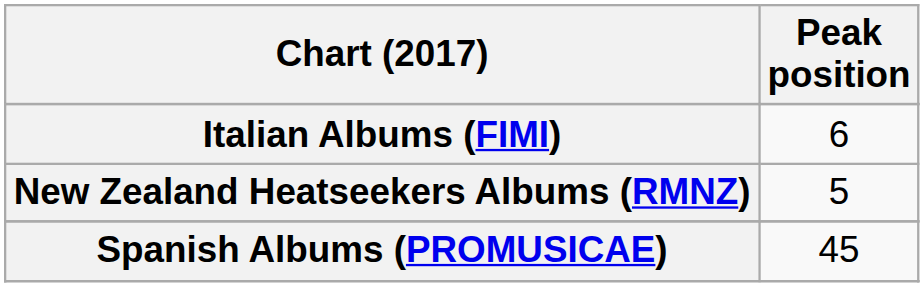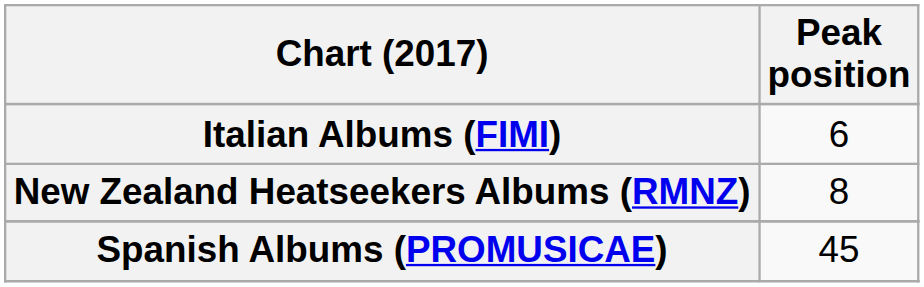(839, 191) 5 -> (839, 191) 8
